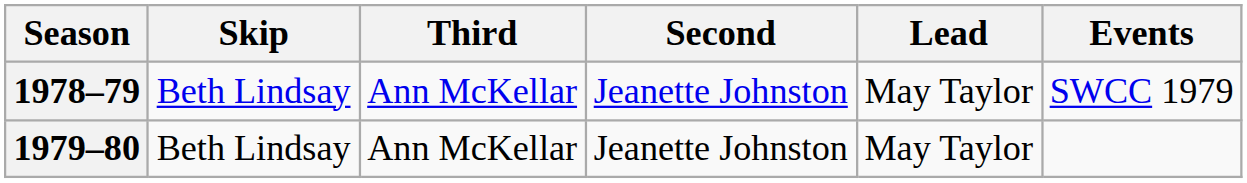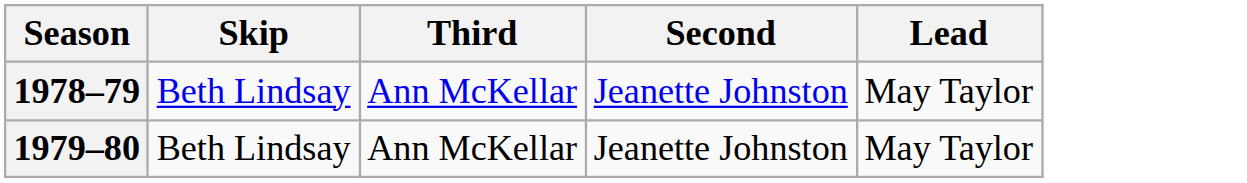- column: (1142, 33)
